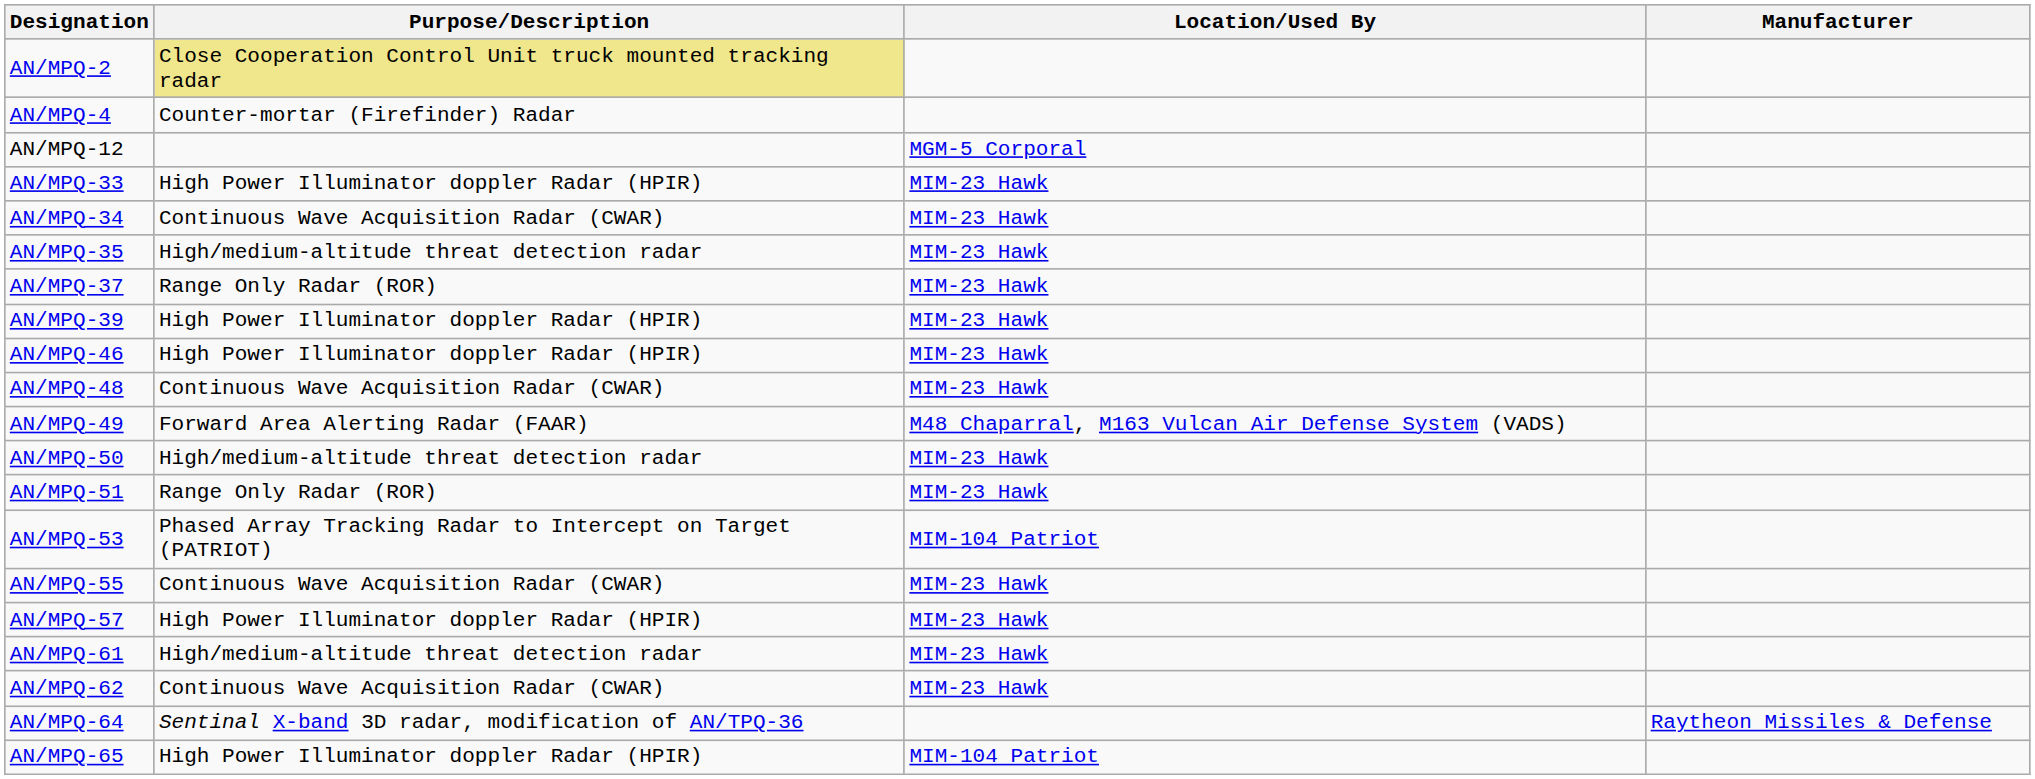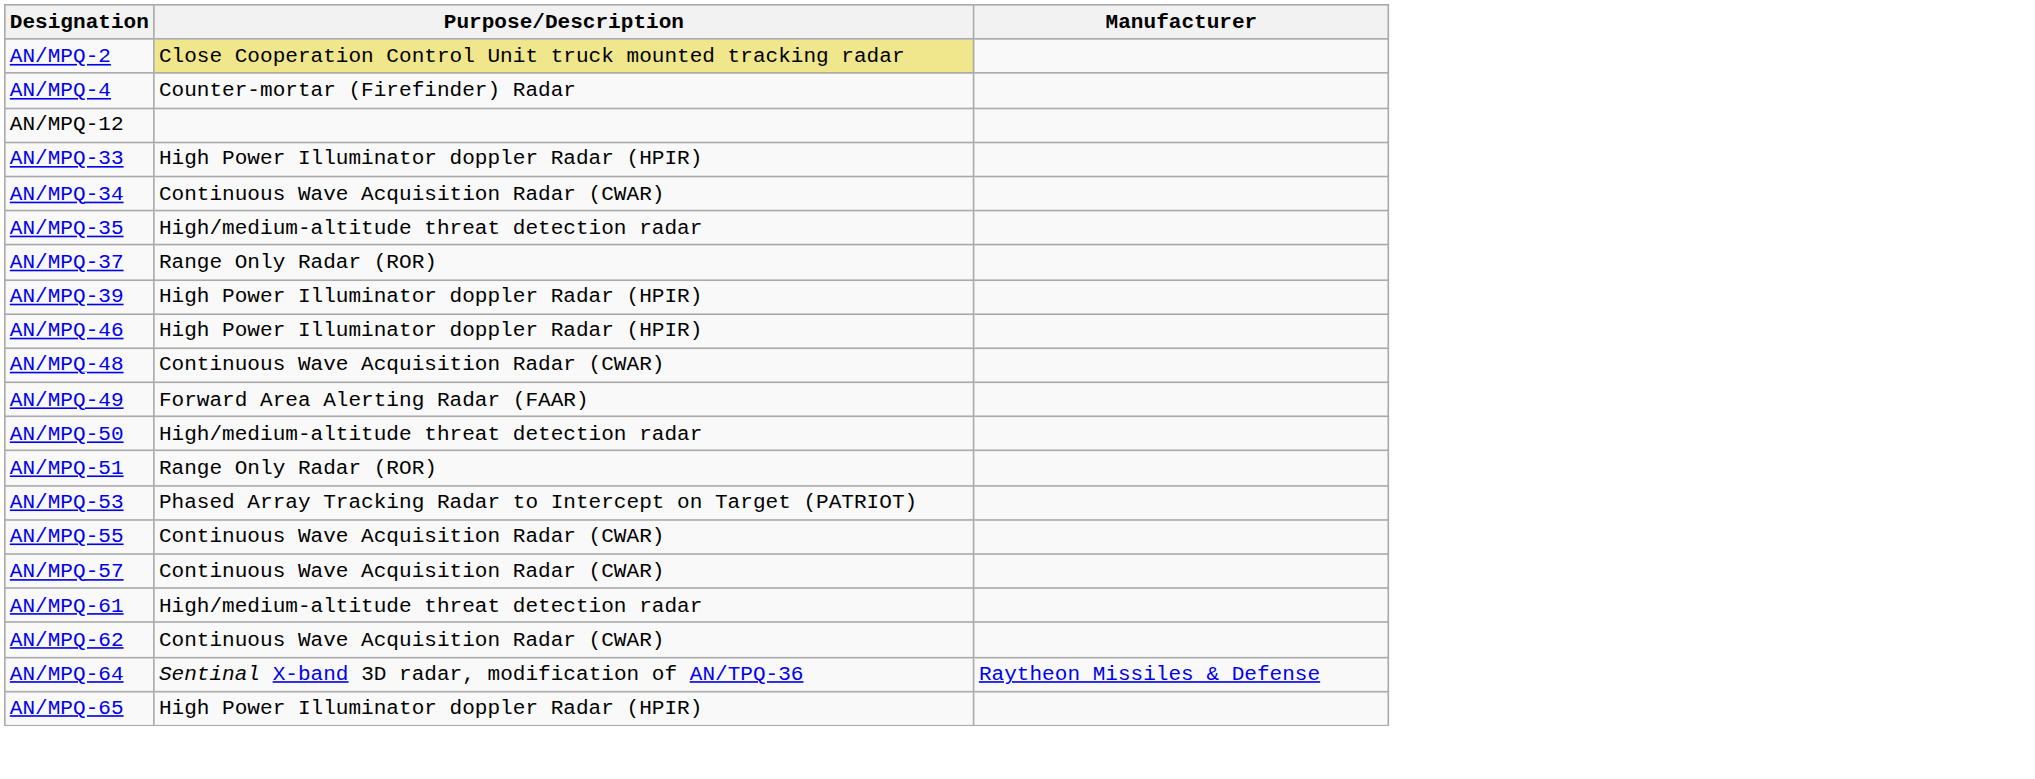- column: (1275, 22)
(431, 620) High Power Illuminator doppler Radar (HPIR) -> (412, 571) Continuous Wave Acquisition Radar (CWAR)
